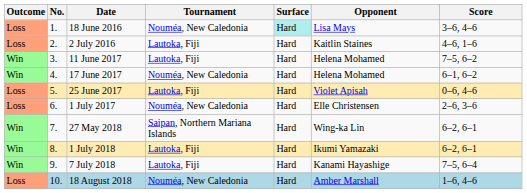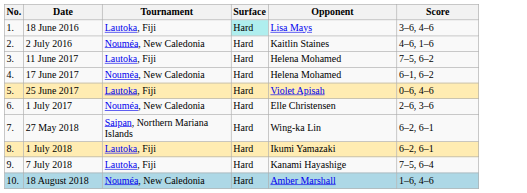- column: (26, 12)
(198, 28) Nouméa, New Caledonia -> (130, 28) Lautoka, Fiji
(174, 43) Lautoka, Fiji -> (155, 43) Nouméa, New Caledonia
